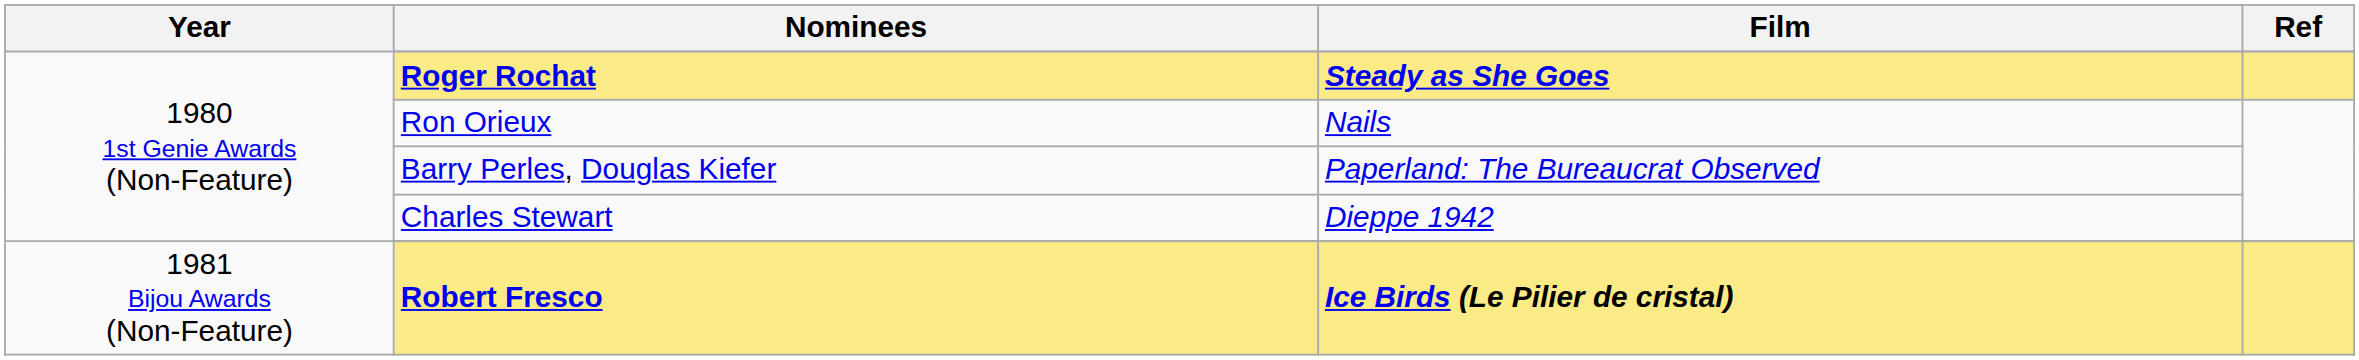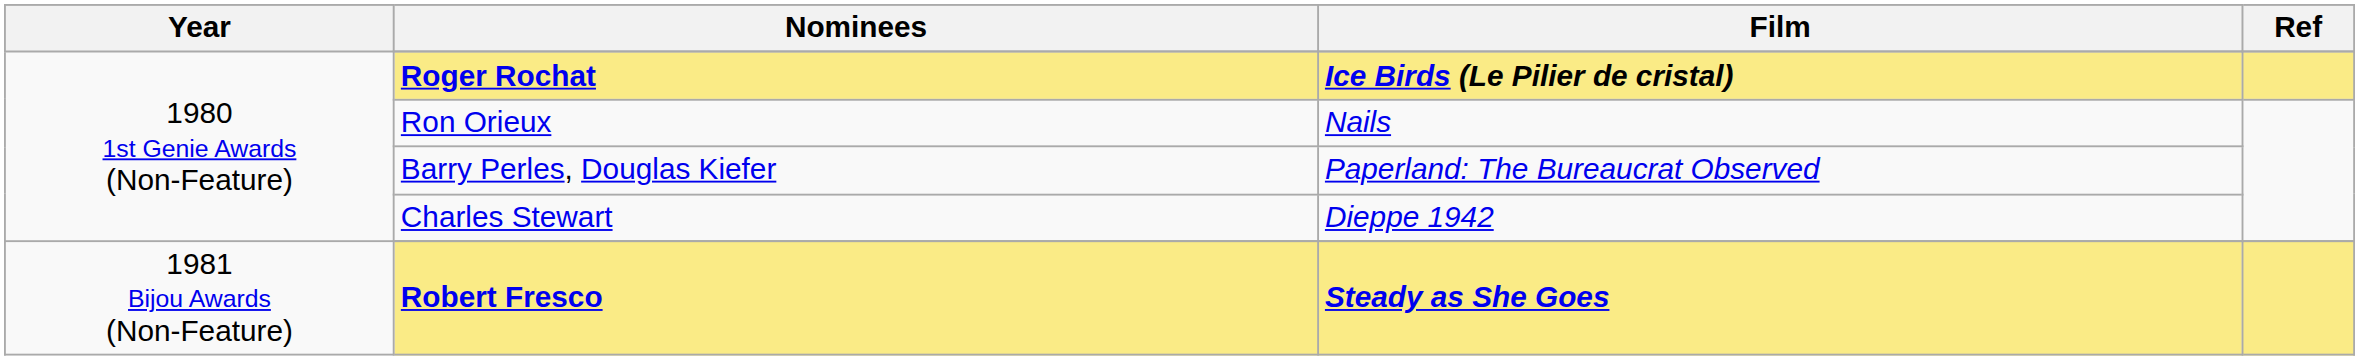(1467, 75) Steady as She Goes -> (1529, 75) Ice Birds (Le Pilier de cristal)
(1529, 297) Ice Birds (Le Pilier de cristal) -> (1467, 297) Steady as She Goes
